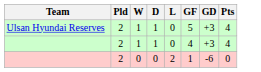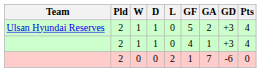+ column: (209, 12)
